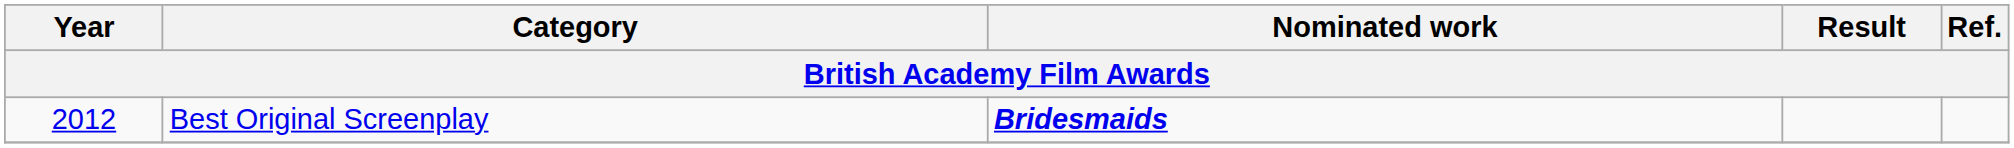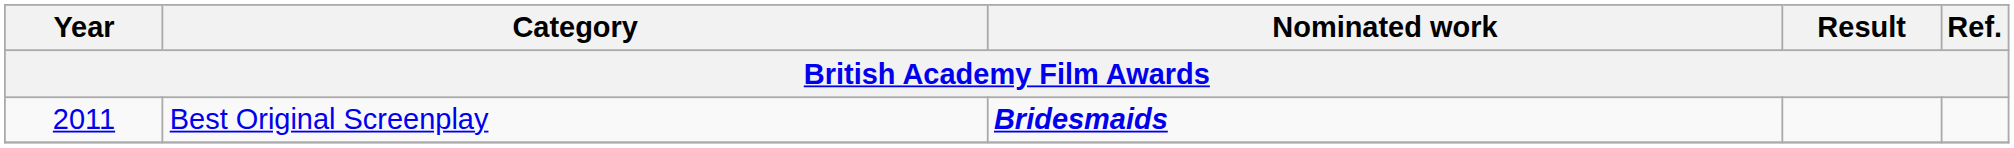(84, 119) 2012 -> (84, 119) 2011
